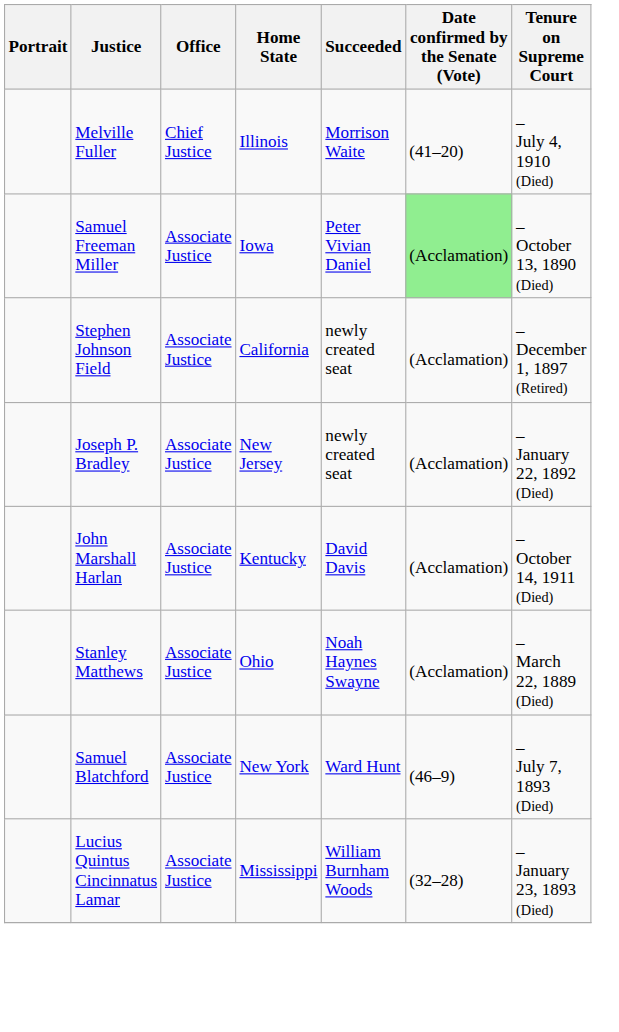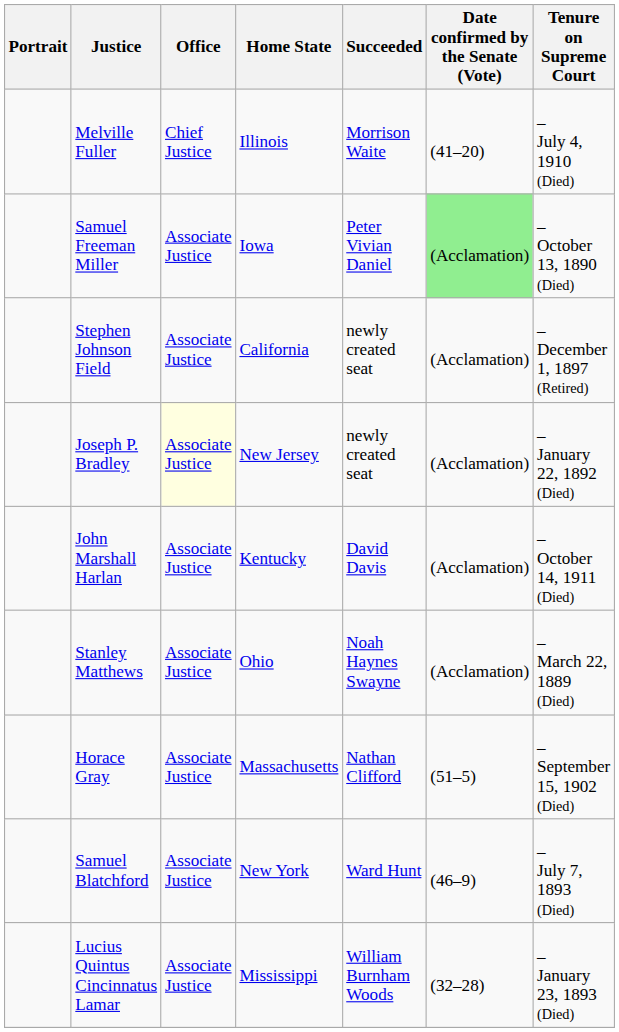(198, 454) no background -> (198, 454) lightyellow background
+ row: (100, 766)
